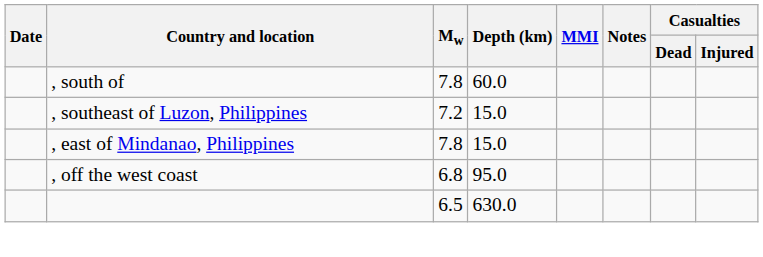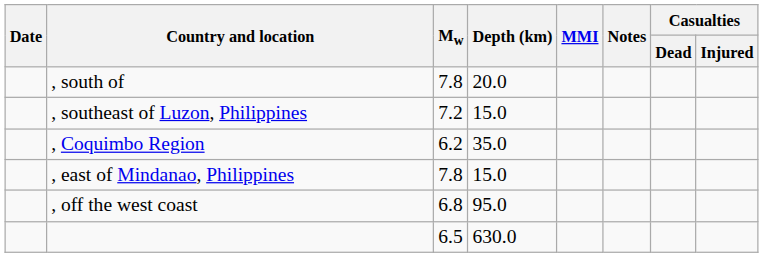(490, 81) 60.0 -> (490, 81) 20.0
+ row: (128, 143)
